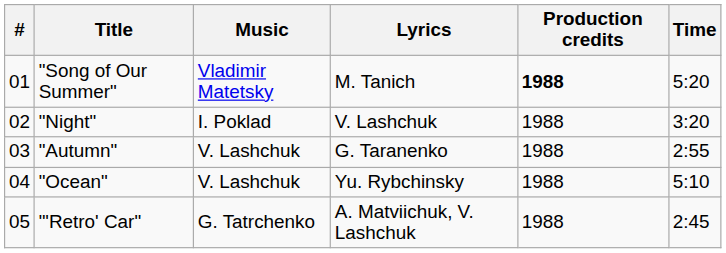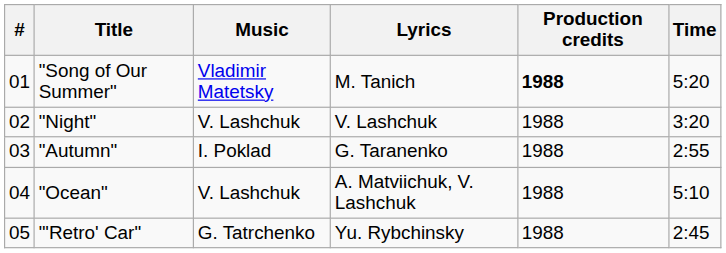(235, 121) I. Poklad -> (249, 121) V. Lashchuk
(249, 151) V. Lashchuk -> (235, 151) I. Poklad
(399, 181) Yu. Rybchinsky -> (404, 192) A. Matviichuk, V. Lashchuk
(404, 222) A. Matviichuk, V. Lashchuk -> (399, 232) Yu. Rybchinsky
